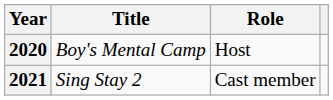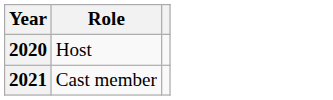- column: (131, 19)
